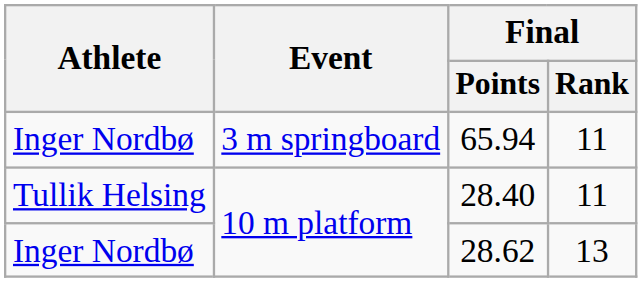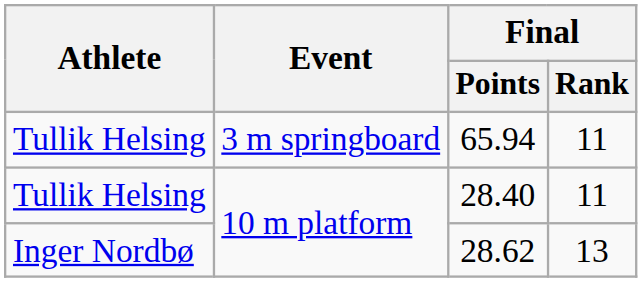(103, 139) Inger Nordbø -> (109, 139) Tullik Helsing
